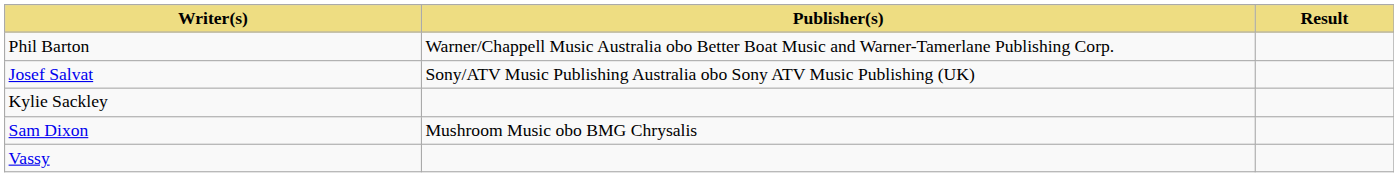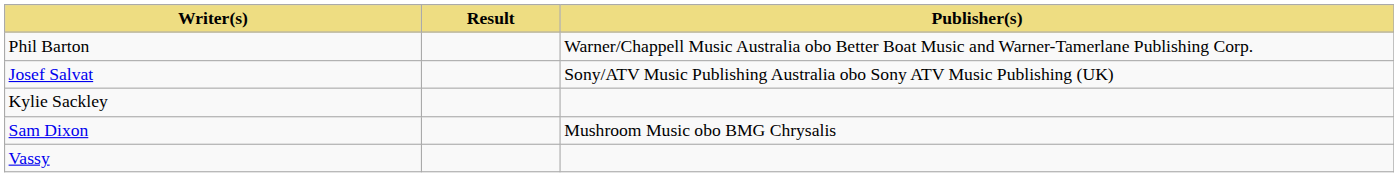columns swapped: (838, 18) <-> (1324, 18)
